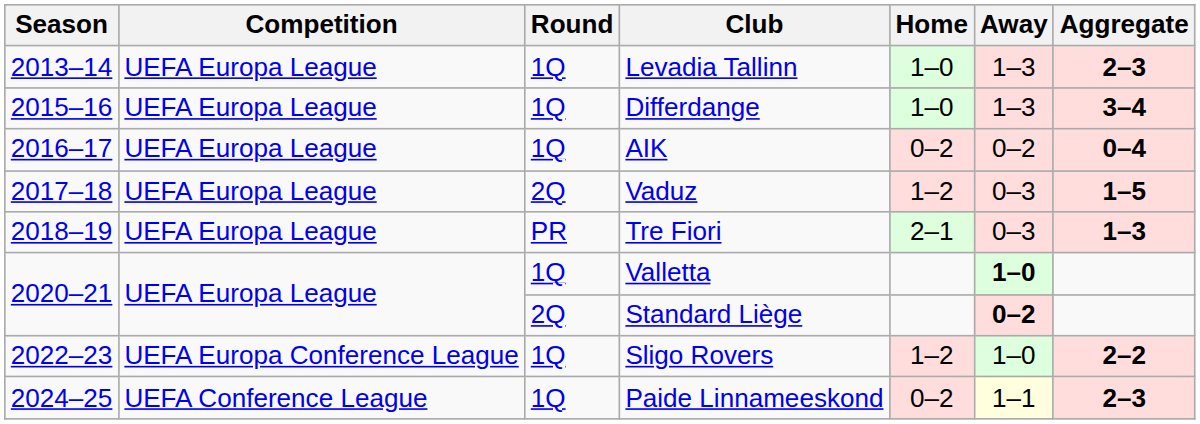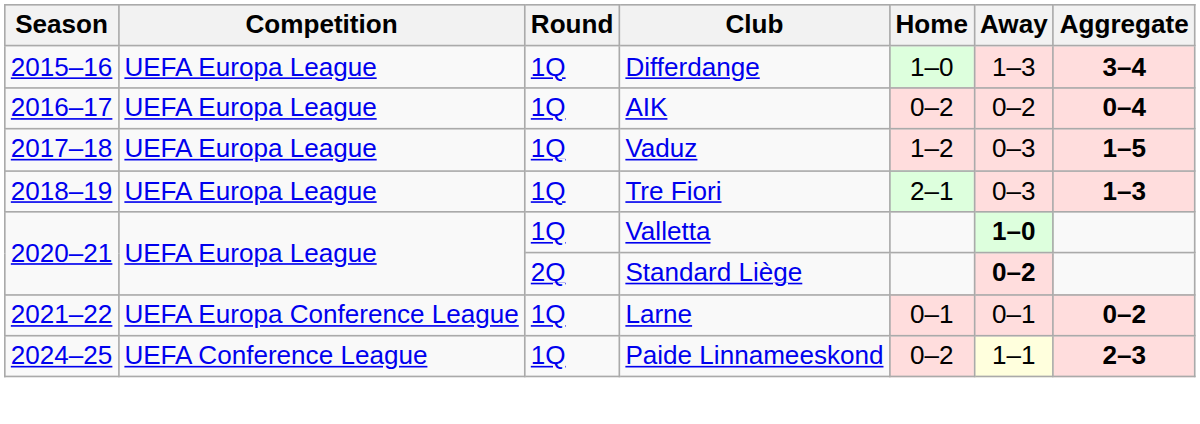- row: (711, 66)
(548, 190) 2Q -> (548, 149) 1Q
(549, 231) PR -> (548, 190) 1Q
+ row: (659, 314)
- row: (699, 356)
